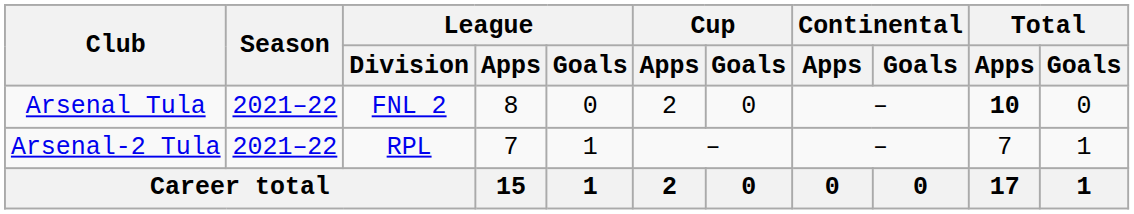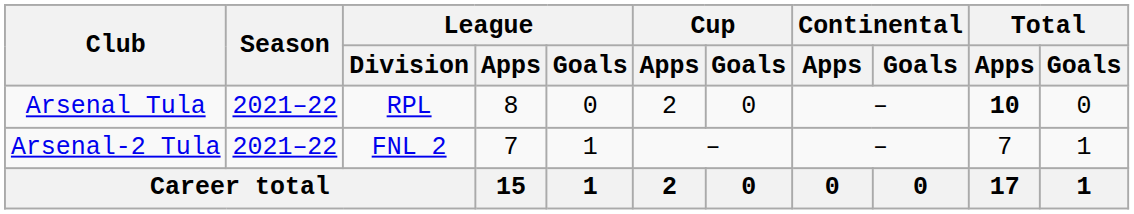(409, 107) FNL 2 -> (409, 107) RPL
(409, 147) RPL -> (409, 147) FNL 2
